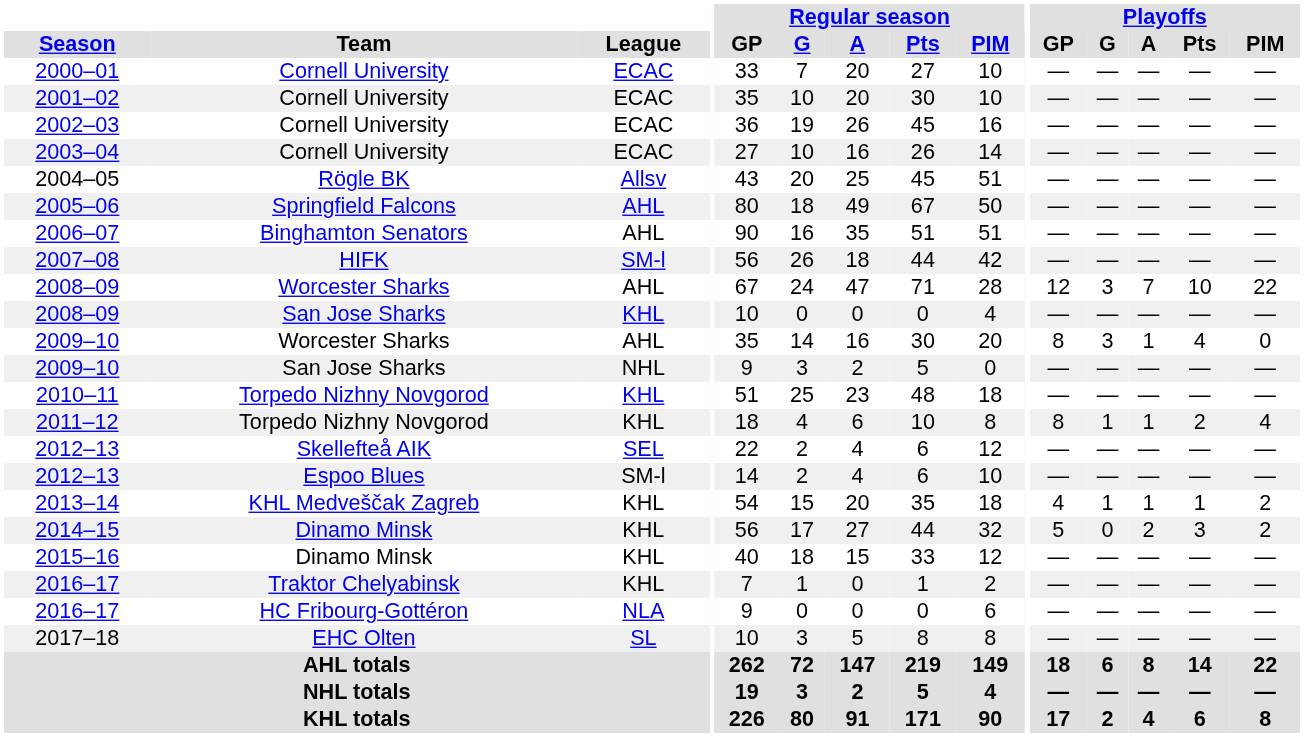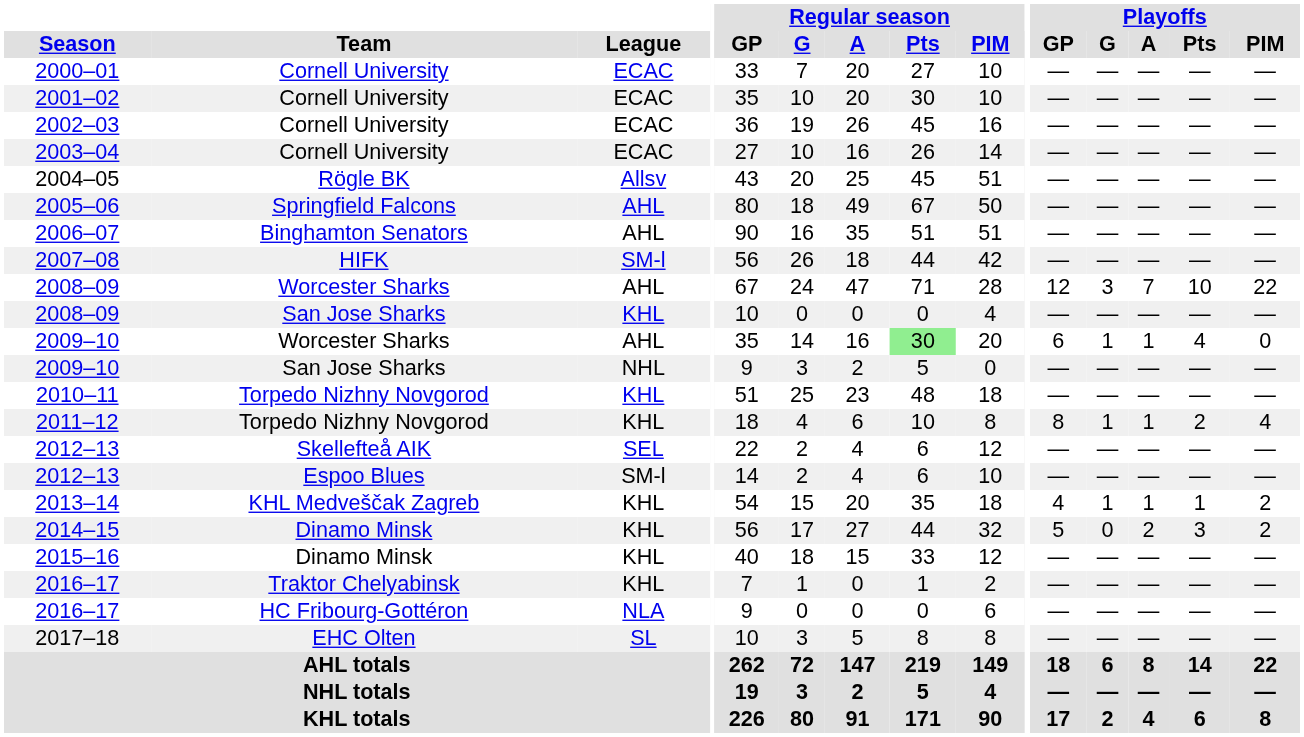(923, 341) no background -> (923, 341) lightgreen background
(1058, 341) 8 -> (1058, 341) 6
(1107, 341) 3 -> (1107, 341) 1
